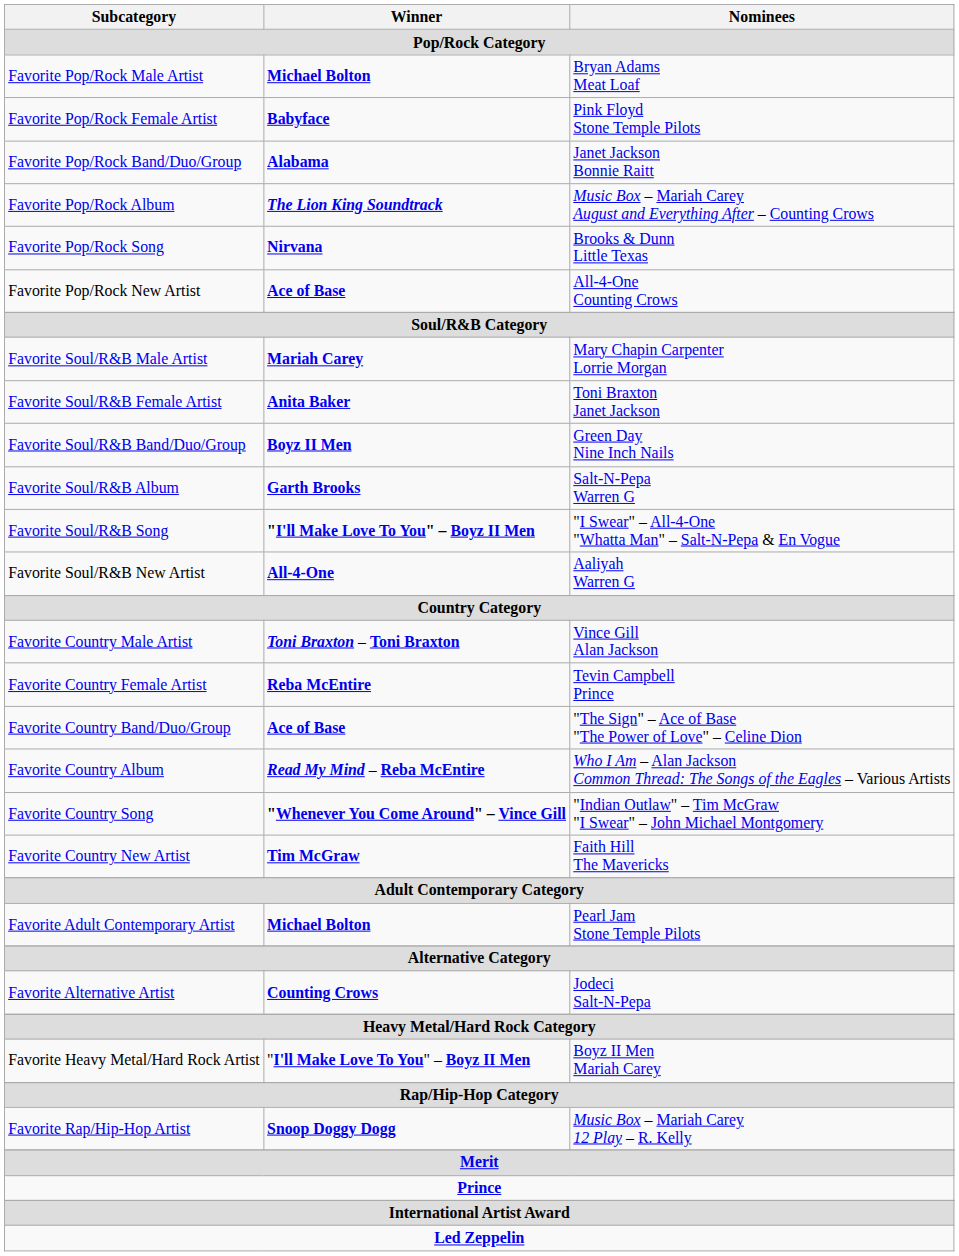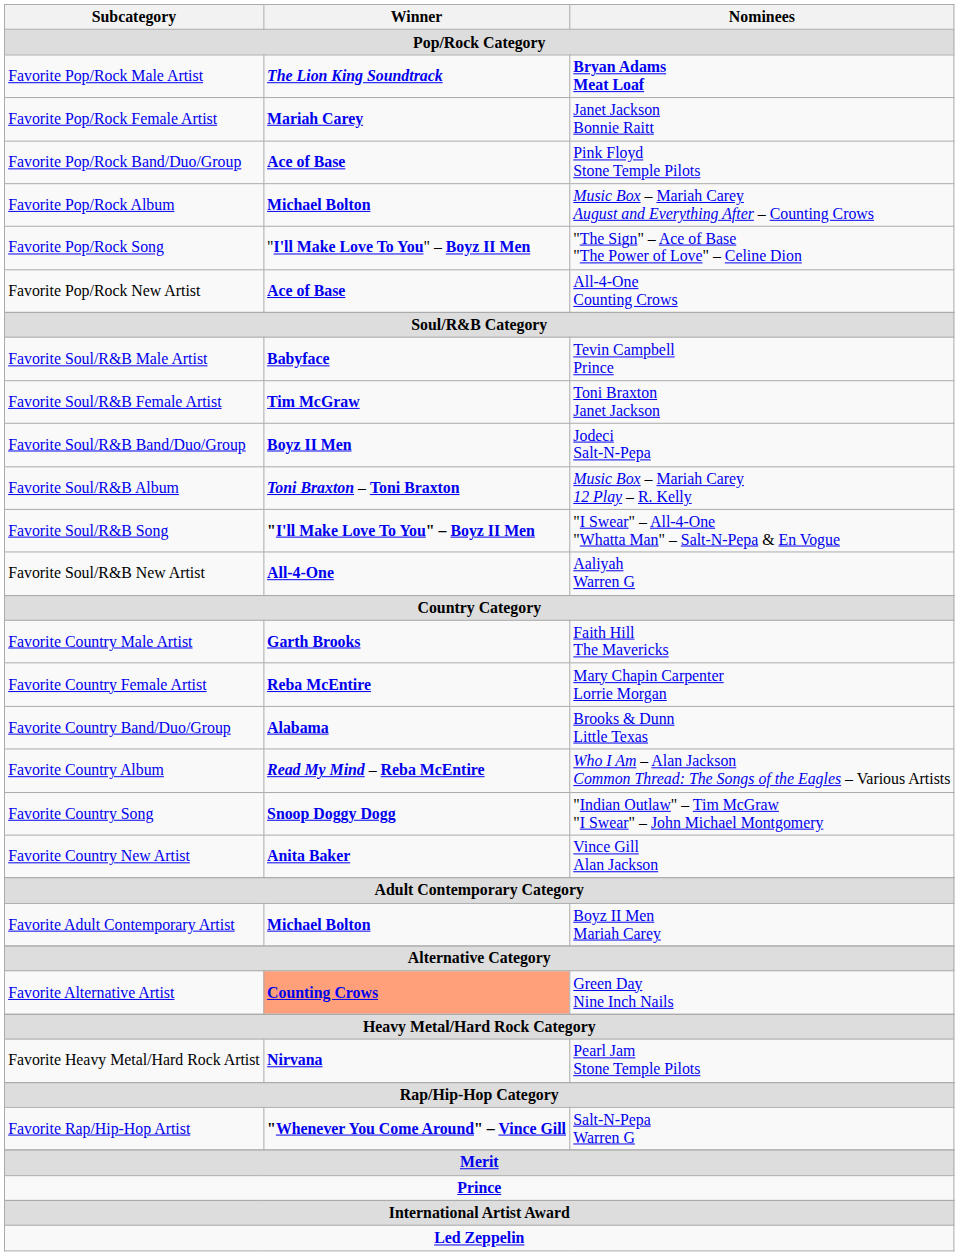(319, 76) Michael Bolton -> (355, 76) The Lion King Soundtrack
(617, 76) normal -> (620, 76) bold
(298, 119) Babyface -> (315, 119) Mariah Carey
(637, 119) Pink Floyd Stone Temple Pilots -> (617, 119) Janet Jackson Bonnie Raitt
(298, 162) Alabama -> (306, 162) Ace of Base
(617, 162) Janet Jackson Bonnie Raitt -> (637, 162) Pink Floyd Stone Temple Pilots
(355, 205) The Lion King Soundtrack -> (319, 205) Michael Bolton
(295, 247) Nirvana -> (399, 247) "I'll Make Love To You" – Boyz II Men
(624, 247) Brooks & Dunn Little Texas -> (688, 247) "The Sign" – Ace of Base "The Power of Love" – Celine Dion
(315, 358) Mariah Carey -> (298, 358) Babyface
(649, 358) Mary Chapin Carpenter Lorrie Morgan -> (624, 358) Tevin Campbell Prince
(309, 401) Anita Baker -> (313, 401) Tim McGraw
(623, 444) Green Day Nine Inch Nails -> (612, 444) Jodeci Salt-N-Pepa
(314, 487) Garth Brooks -> (363, 487) Toni Braxton – Toni Braxton
(612, 487) Salt-N-Pepa Warren G -> (659, 487) Music Box – Mariah Carey 12 Play – R. Kelly
(363, 641) Toni Braxton – Toni Braxton -> (314, 641) Garth Brooks
(616, 641) Vince Gill Alan Jackson -> (621, 641) Faith Hill The Mavericks
(624, 684) Tevin Campbell Prince -> (649, 684) Mary Chapin Carpenter Lorrie Morgan
(306, 727) Ace of Base -> (298, 727) Alabama
(688, 727) "The Sign" – Ace of Base "The Power of Love" – Celine Dion -> (624, 727) Brooks & Dunn Little Texas
(417, 813) "Whenever You Come Around" – Vince Gill -> (331, 813) Snoop Doggy Dogg
(313, 856) Tim McGraw -> (309, 856) Anita Baker
(621, 856) Faith Hill The Mavericks -> (616, 856) Vince Gill Alan Jackson
(637, 924) Pearl Jam Stone Temple Pilots -> (617, 924) Boyz II Men Mariah Carey
(323, 992) no background -> (323, 992) lightsalmon background
(612, 992) Jodeci Salt-N-Pepa -> (623, 992) Green Day Nine Inch Nails
(399, 1060) "I'll Make Love To You" – Boyz II Men -> (295, 1060) Nirvana
(617, 1060) Boyz II Men Mariah Carey -> (637, 1060) Pearl Jam Stone Temple Pilots
(331, 1128) Snoop Doggy Dogg -> (417, 1128) "Whenever You Come Around" – Vince Gill
(659, 1128) Music Box – Mariah Carey 12 Play – R. Kelly -> (612, 1128) Salt-N-Pepa Warren G
